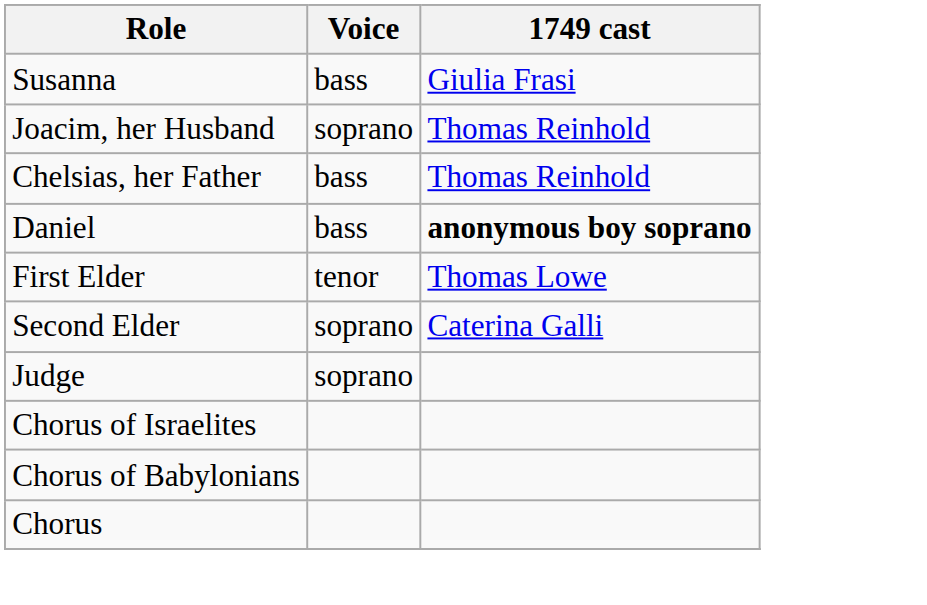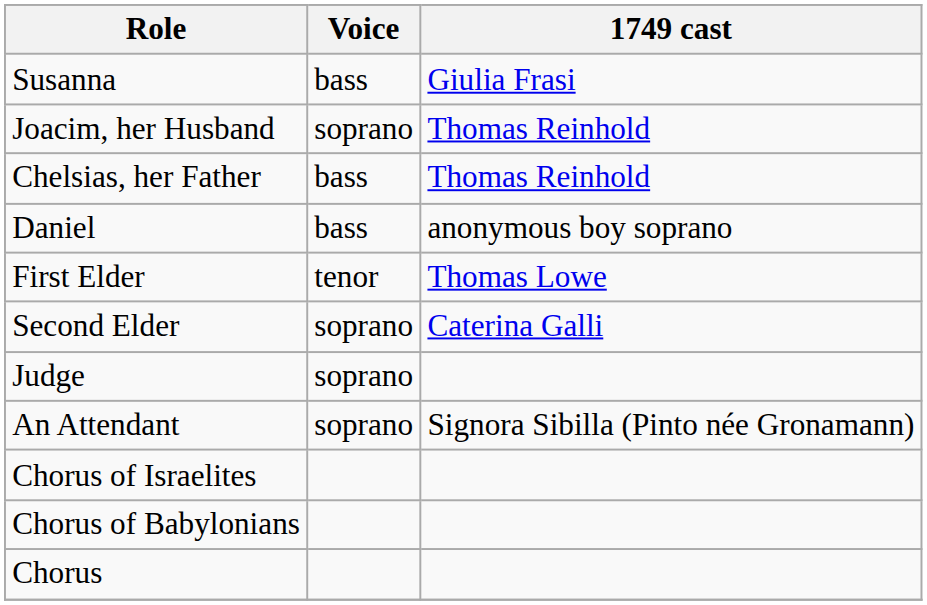(590, 227) bold -> (580, 227) normal
+ row: (96, 425)
